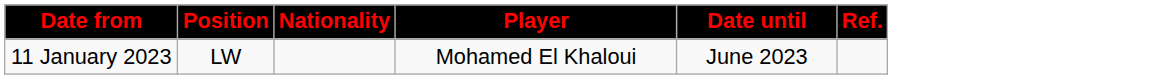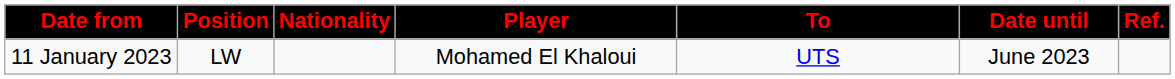+ column: (818, 21)
